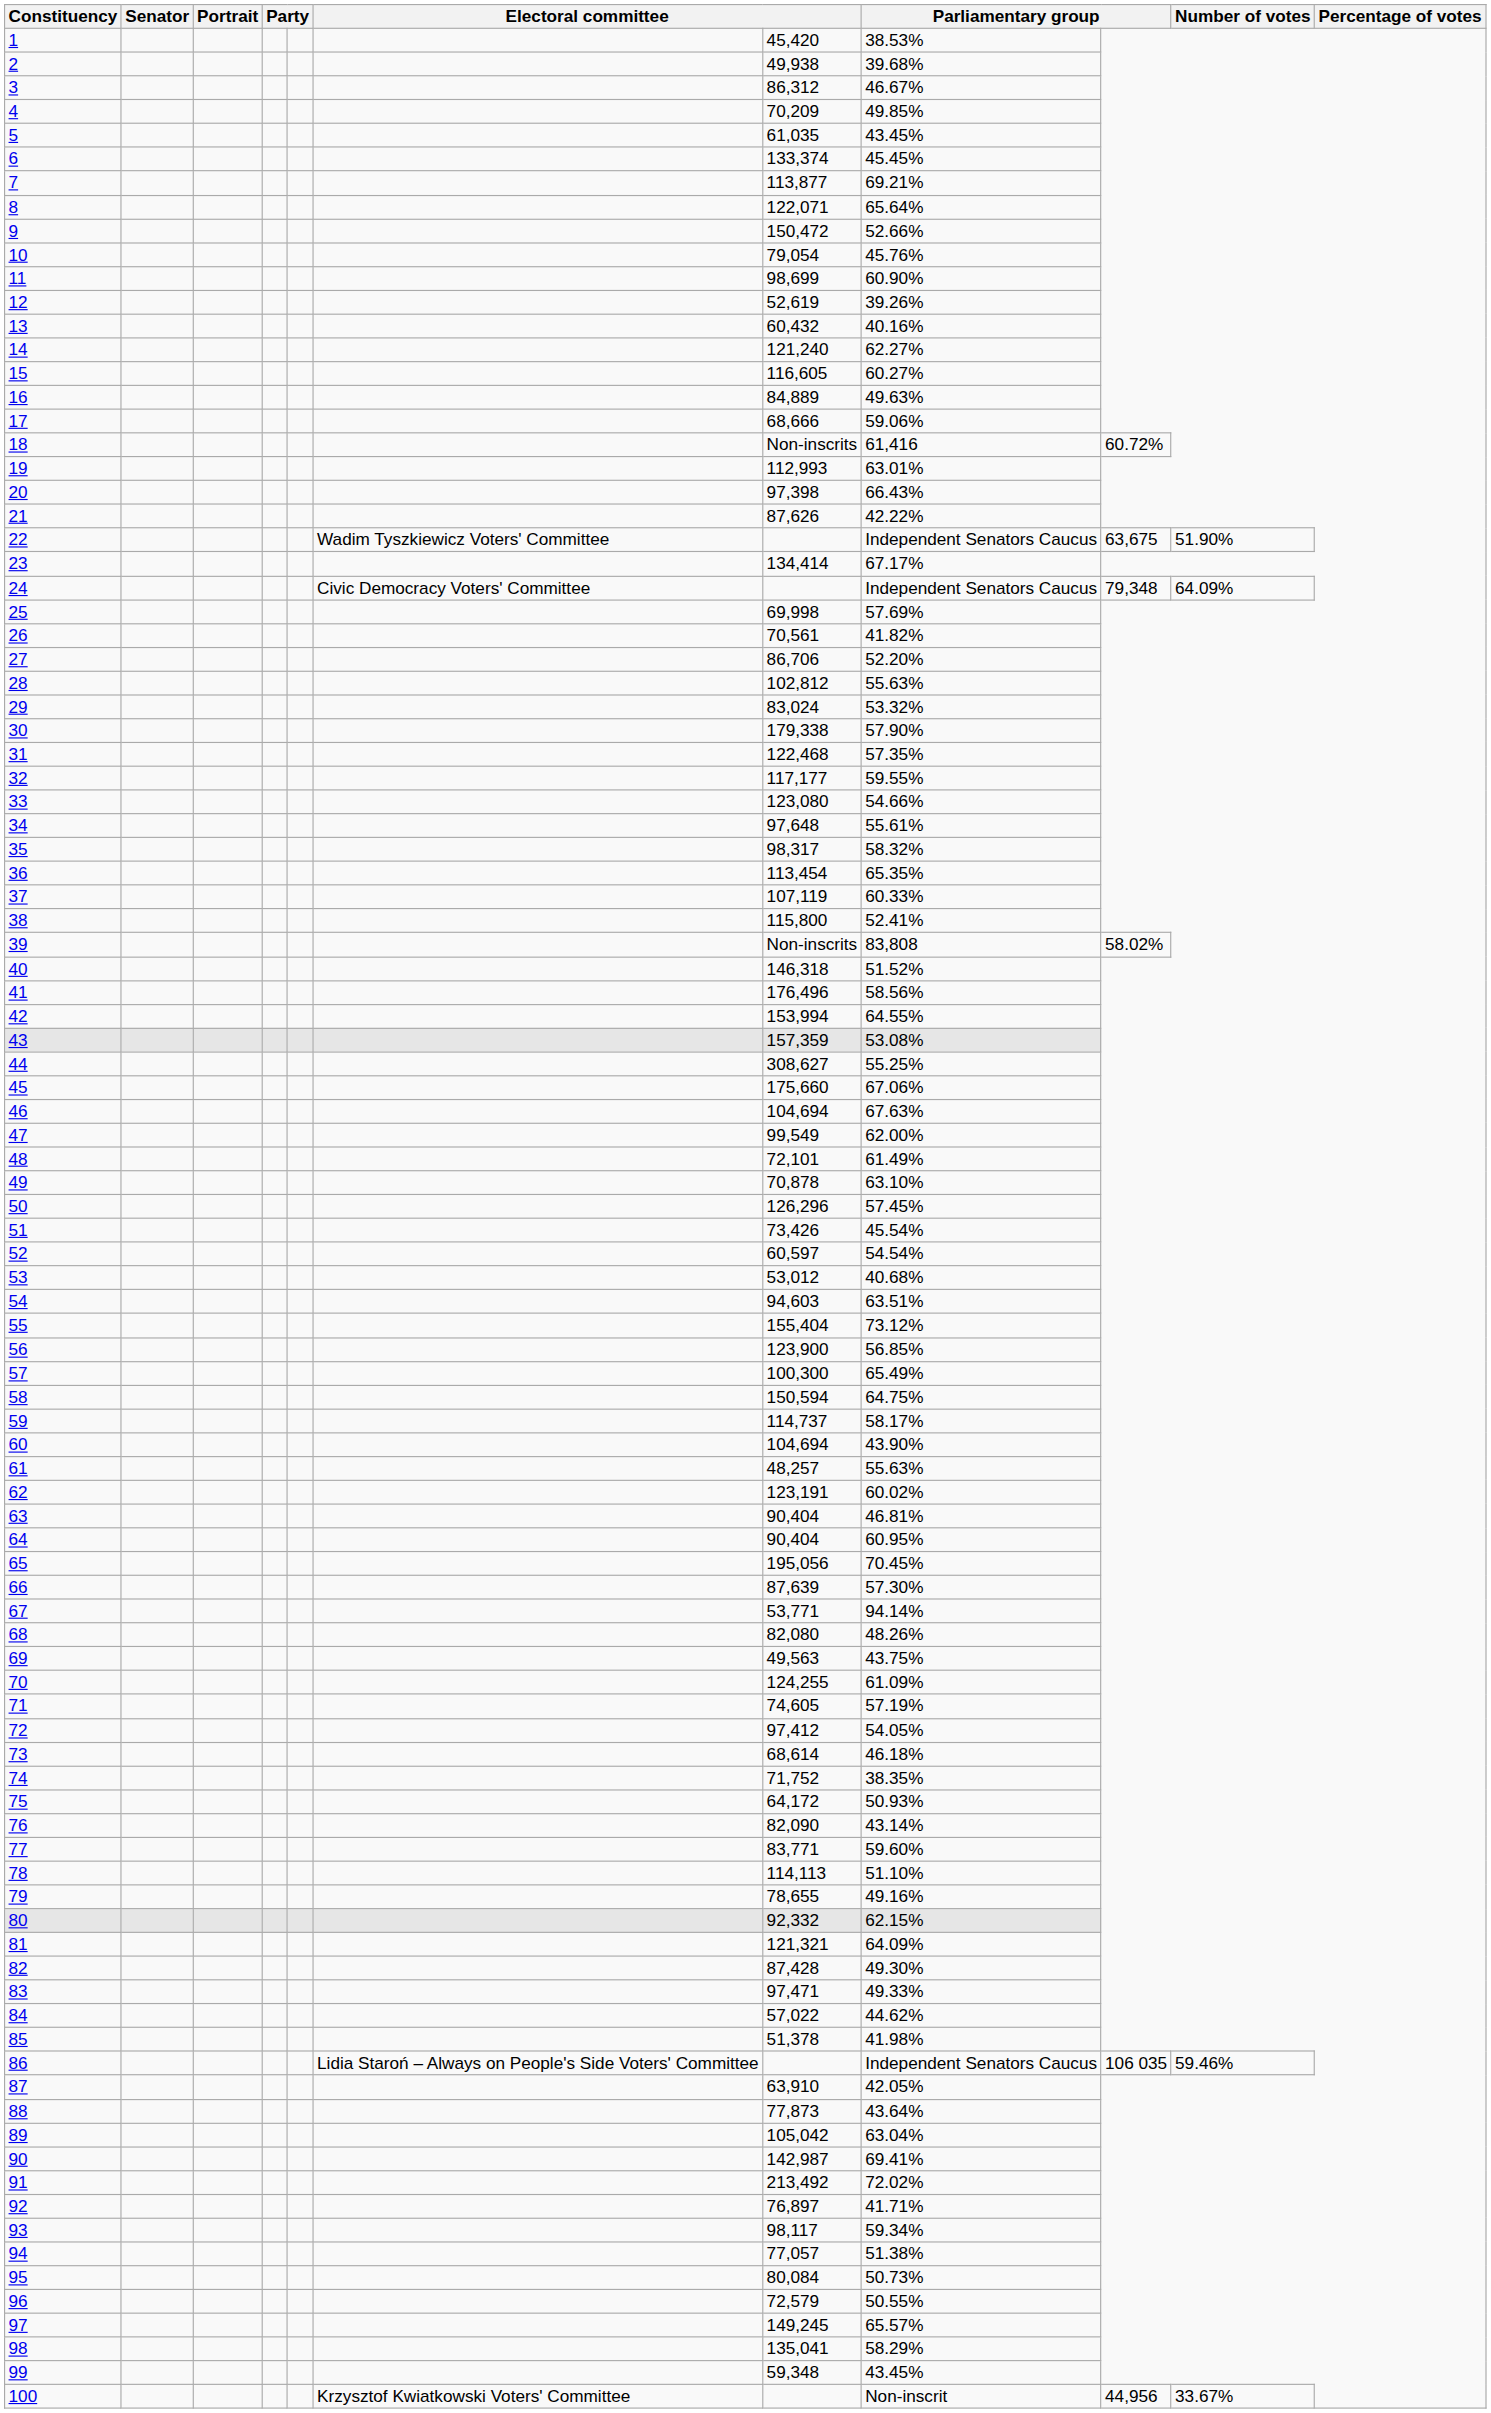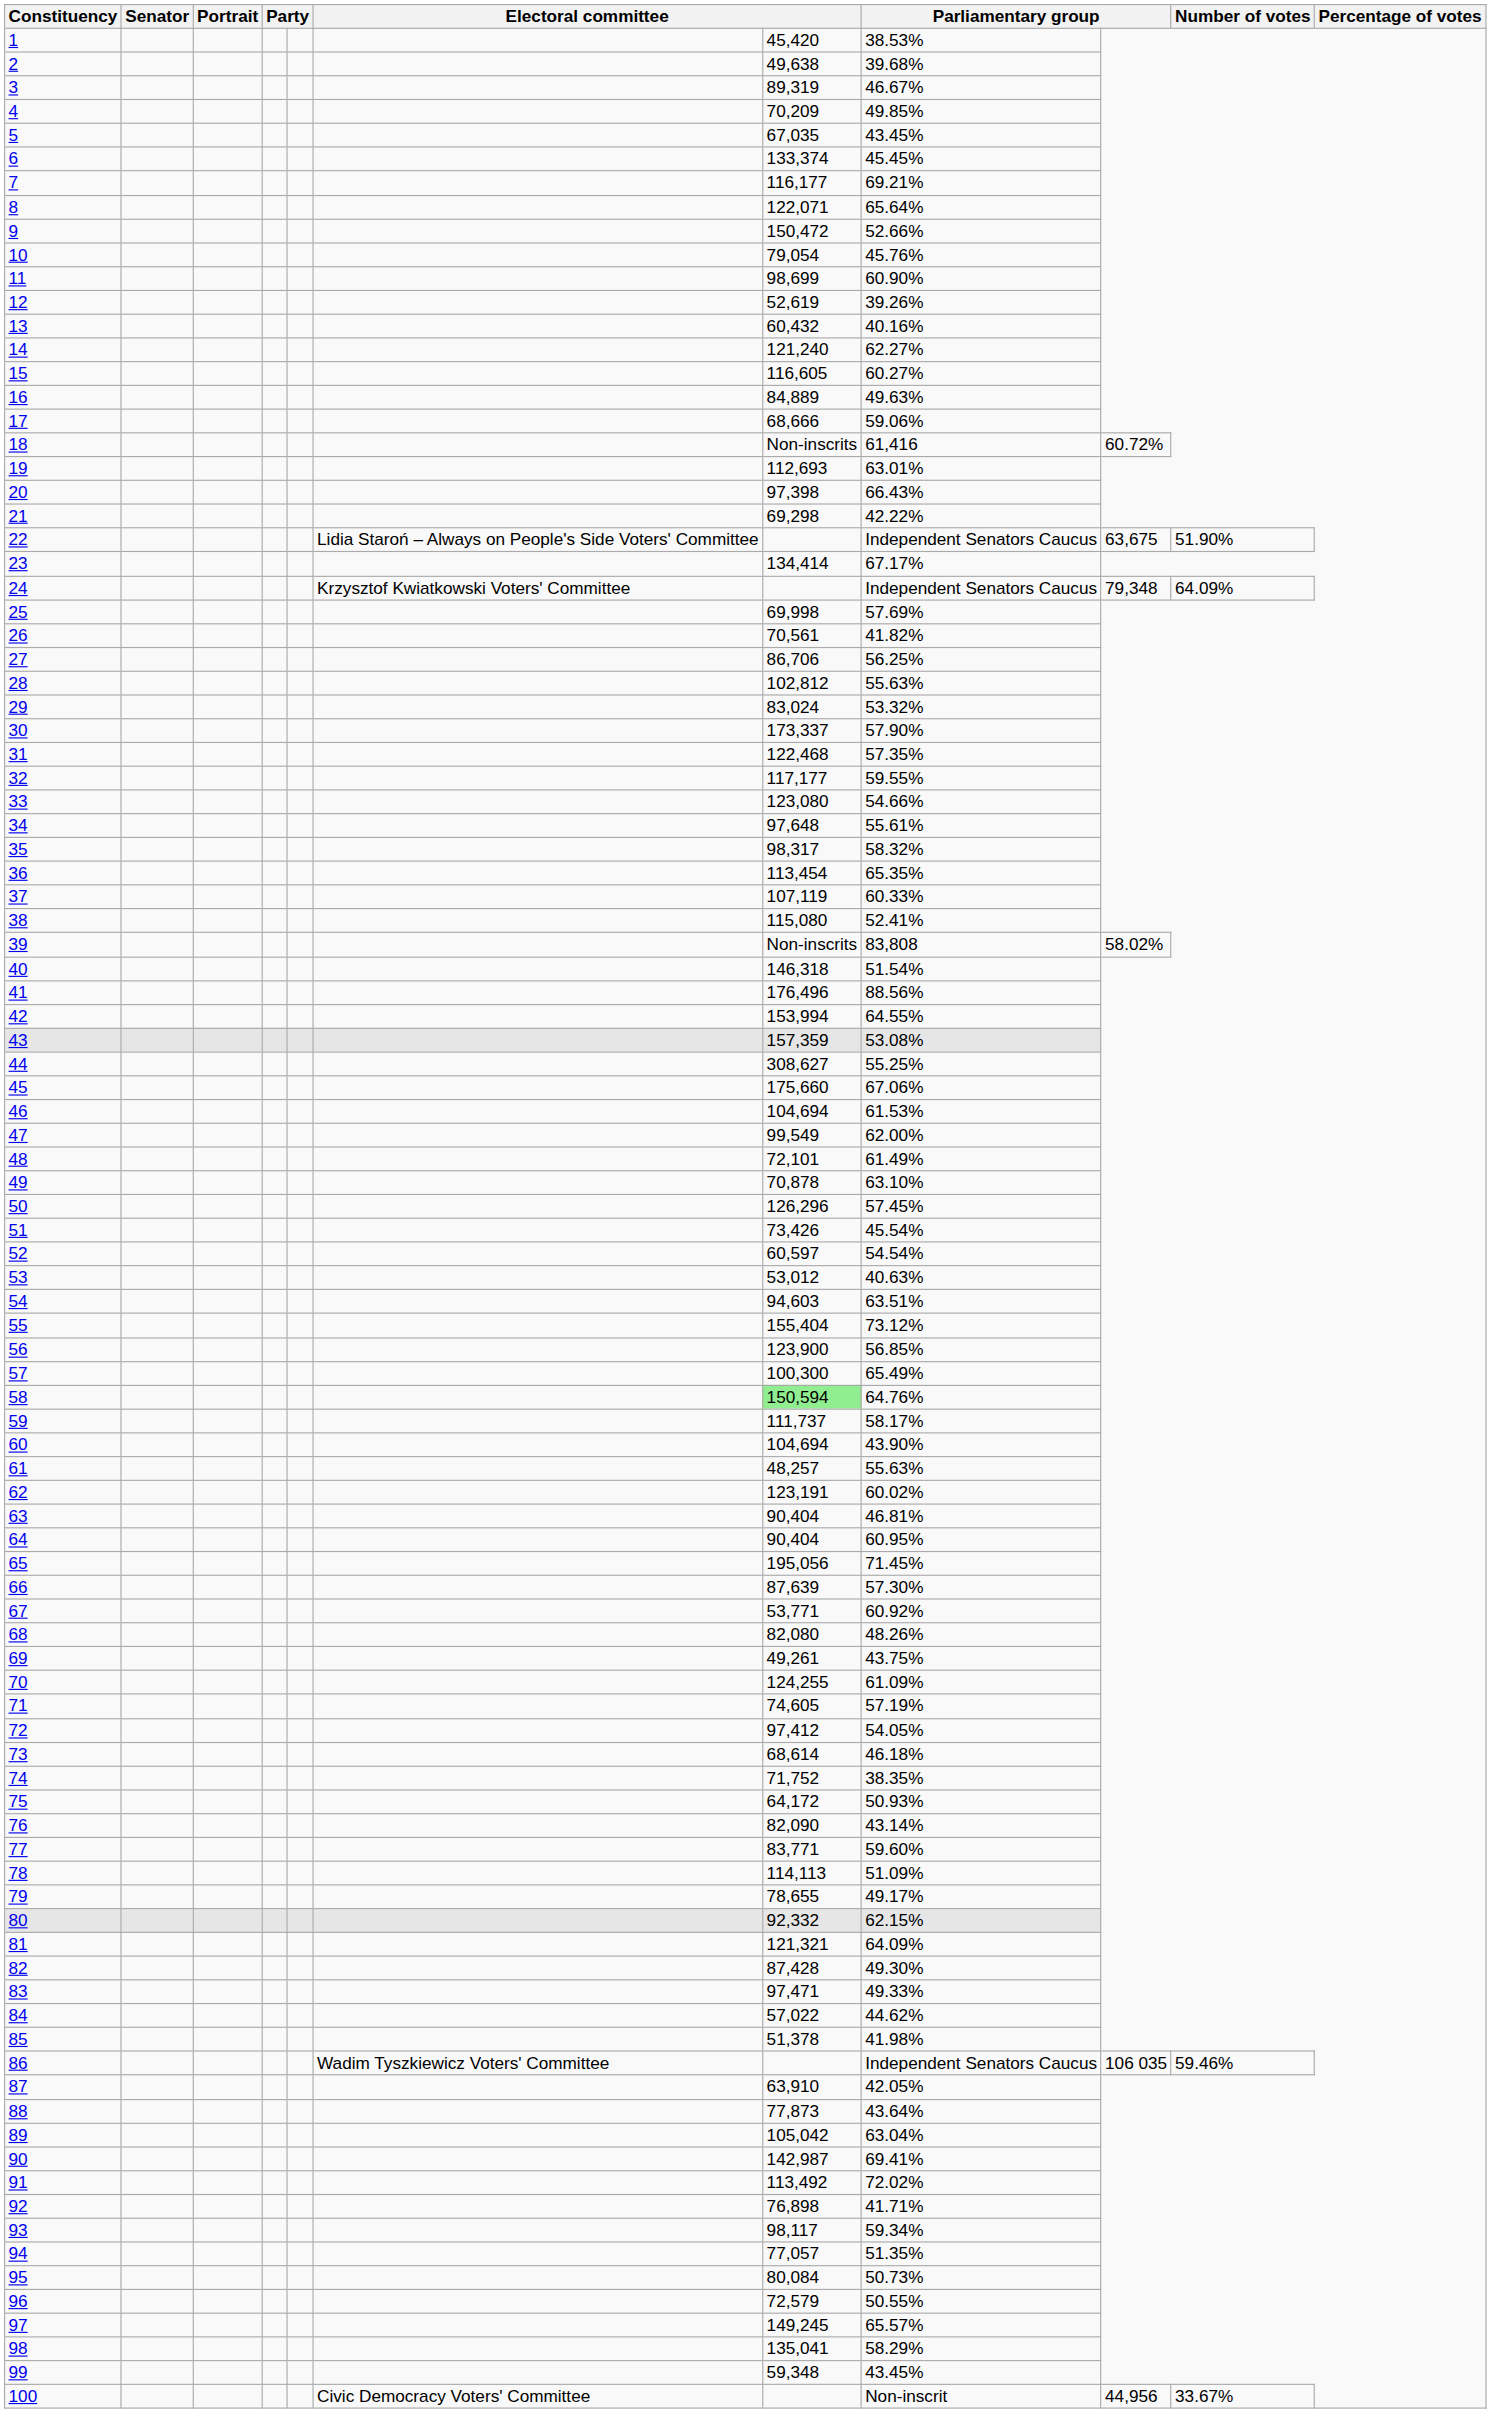(793, 64) 49,938 -> (793, 64) 49,638
(793, 87) 86,312 -> (793, 87) 89,319
(793, 135) 61,035 -> (793, 135) 67,035
(797, 183) 113,877 -> (797, 183) 116,177
(797, 468) 112,993 -> (797, 468) 112,693
(793, 516) 87,626 -> (793, 516) 69,298
(463, 540) Wadim Tyszkiewicz Voters' Committee -> (538, 540) Lidia Staroń – Always on People's Side Voters' Committee
(454, 587) Civic Democracy Voters' Committee -> (474, 587) Krzysztof Kwiatkowski Voters' Committee
(894, 659) 52.20% -> (894, 659) 56.25%
(798, 730) 179,338 -> (798, 730) 173,337
(797, 921) 115,800 -> (797, 921) 115,080
(894, 968) 51.52% -> (894, 968) 51.54%
(894, 992) 58.56% -> (894, 992) 88.56%
(894, 1111) 67.63% -> (894, 1111) 61.53%
(894, 1278) 40.68% -> (894, 1278) 40.63%
(798, 1397) no background -> (798, 1397) lightgreen background
(894, 1397) 64.75% -> (894, 1397) 64.76%
(797, 1420) 114,737 -> (796, 1420) 111,737
(894, 1563) 70.45% -> (894, 1563) 71.45%
(894, 1611) 94.14% -> (894, 1611) 60.92%
(793, 1658) 49,563 -> (793, 1658) 49,261
(894, 1873) 51.10% -> (894, 1873) 51.09%
(894, 1896) 49.16% -> (894, 1896) 49.17%
(538, 2063) Lidia Staroń – Always on People's Side Voters' Committee -> (463, 2063) Wadim Tyszkiewicz Voters' Committee
(798, 2182) 213,492 -> (797, 2182) 113,492
(793, 2206) 76,897 -> (793, 2206) 76,898
(894, 2253) 51.38% -> (894, 2253) 51.35%
(474, 2396) Krzysztof Kwiatkowski Voters' Committee -> (454, 2396) Civic Democracy Voters' Committee
